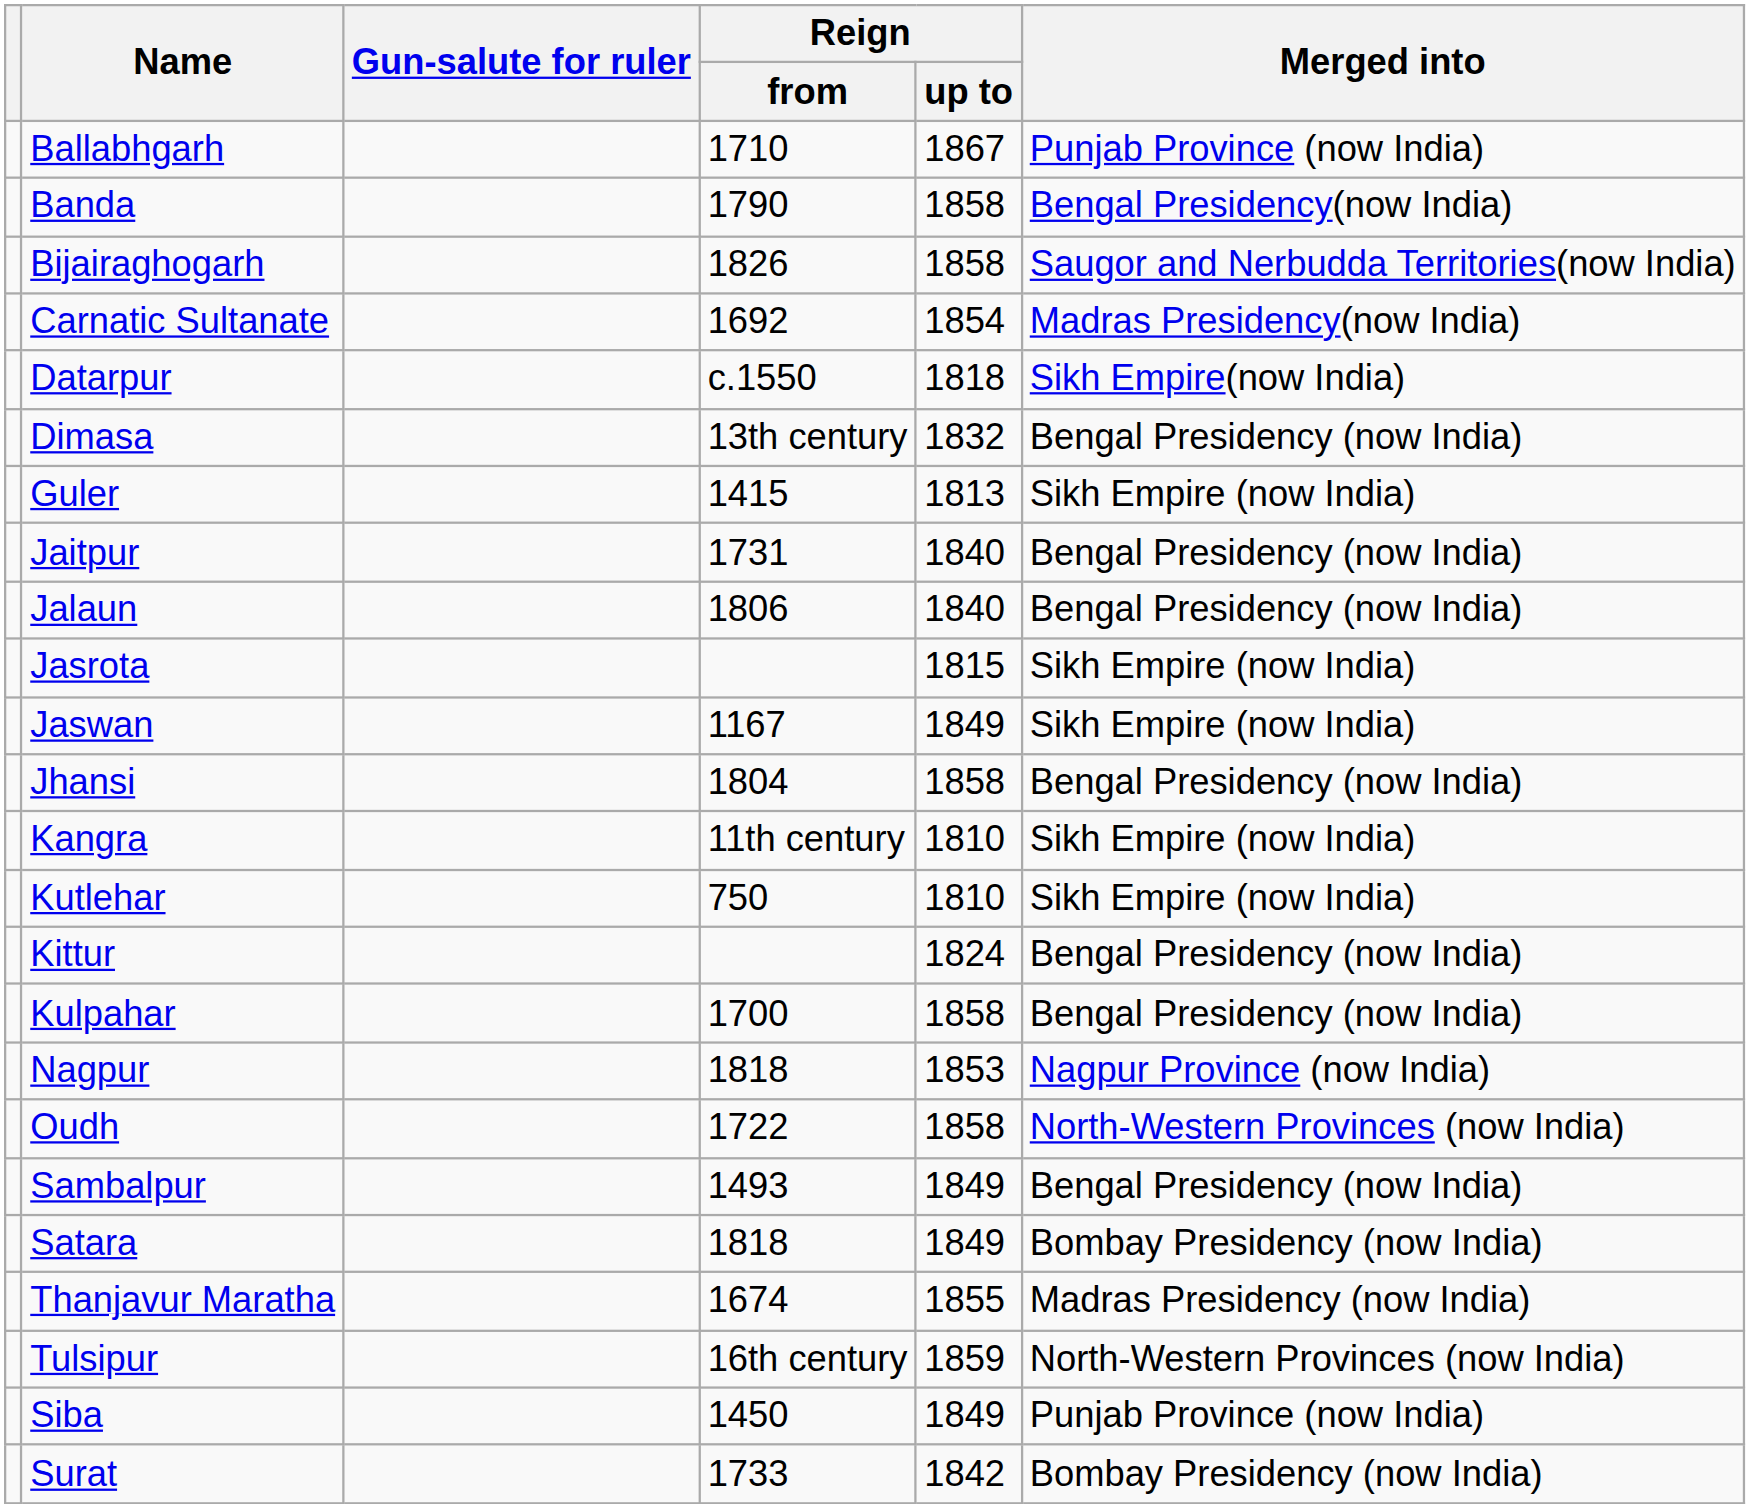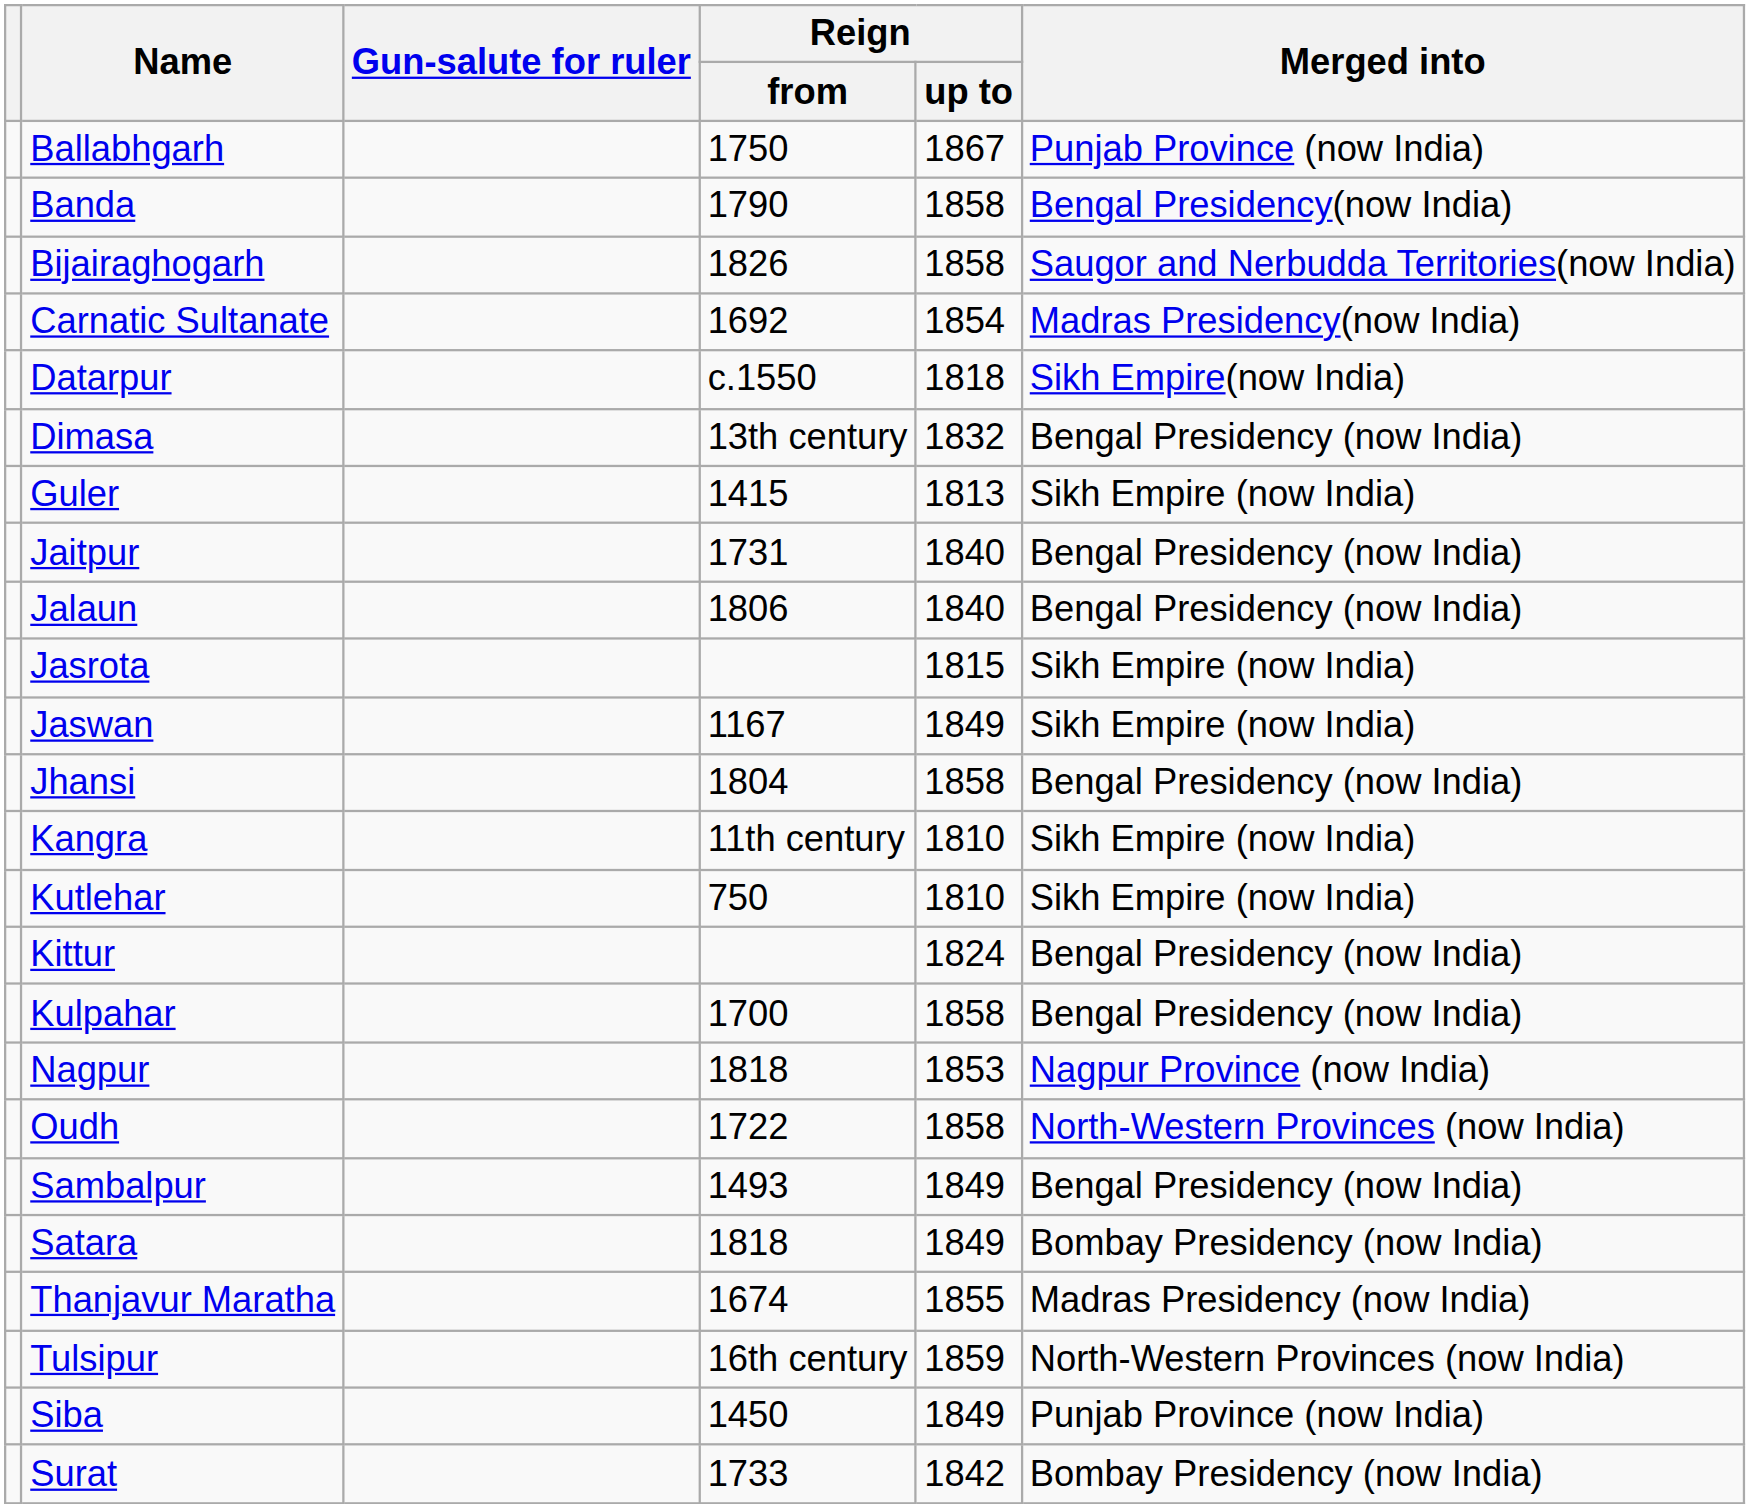(748, 148) 1710 -> (748, 148) 1750
